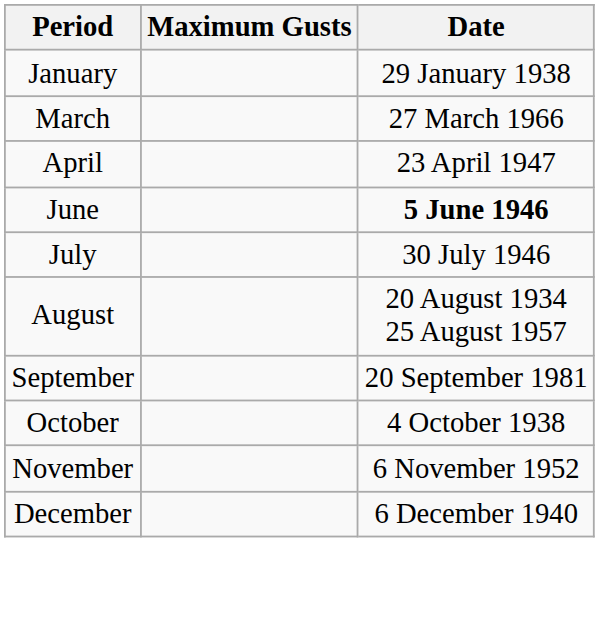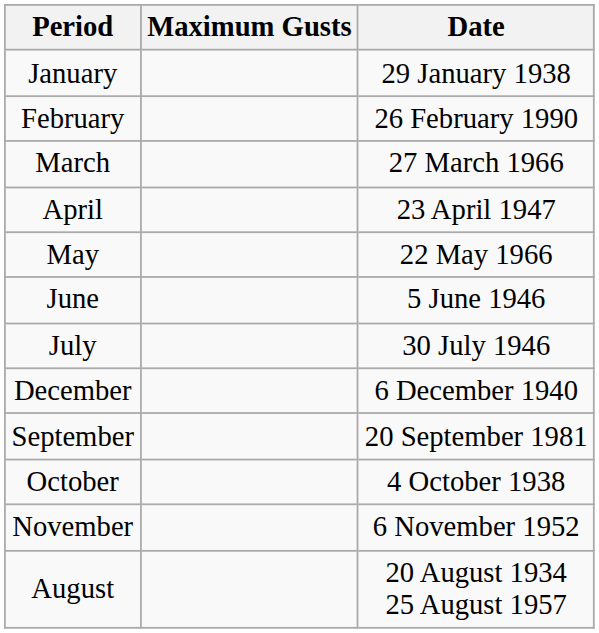+ row: (73, 118)
+ row: (73, 254)
(476, 208) bold -> (476, 299) normal
rows swapped: (73, 315) <-> (73, 513)
